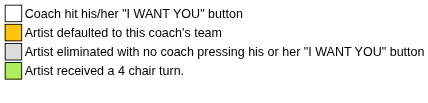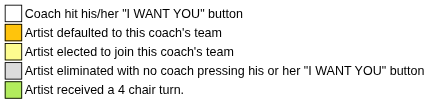+ row: (129, 52)
